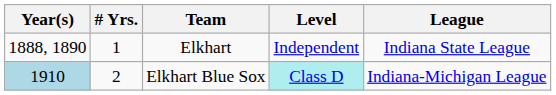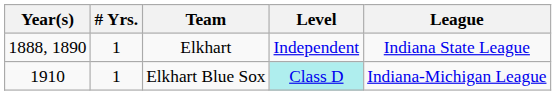(48, 76) lightblue background -> (48, 76) no background
(116, 76) 2 -> (116, 76) 1
